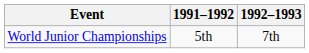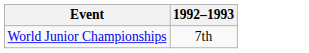- column: (204, 15)
